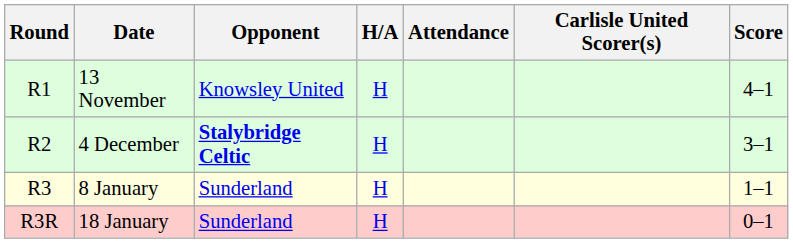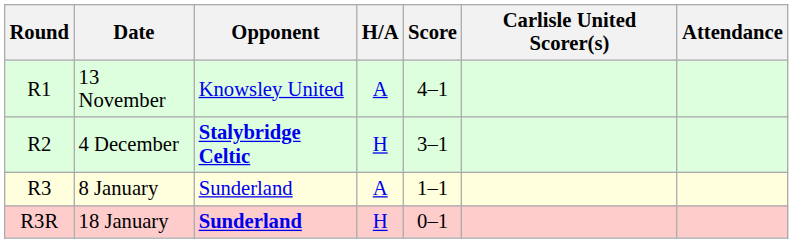columns swapped: (758, 32) <-> (458, 32)
(380, 88) H -> (380, 88) A
(380, 188) H -> (380, 188) A
(246, 221) normal -> (250, 221) bold
